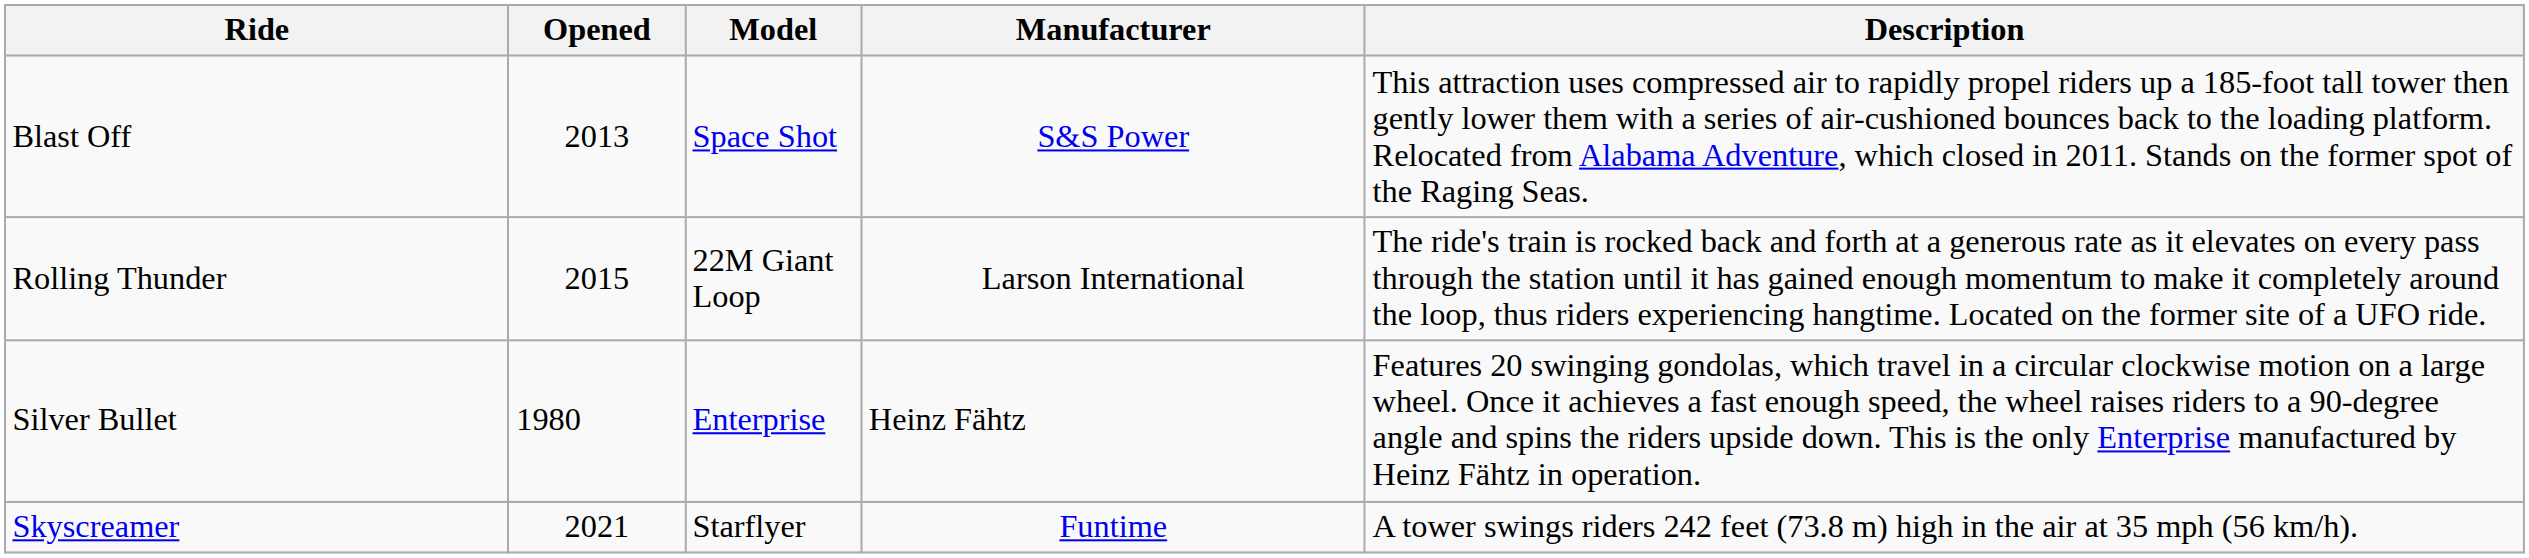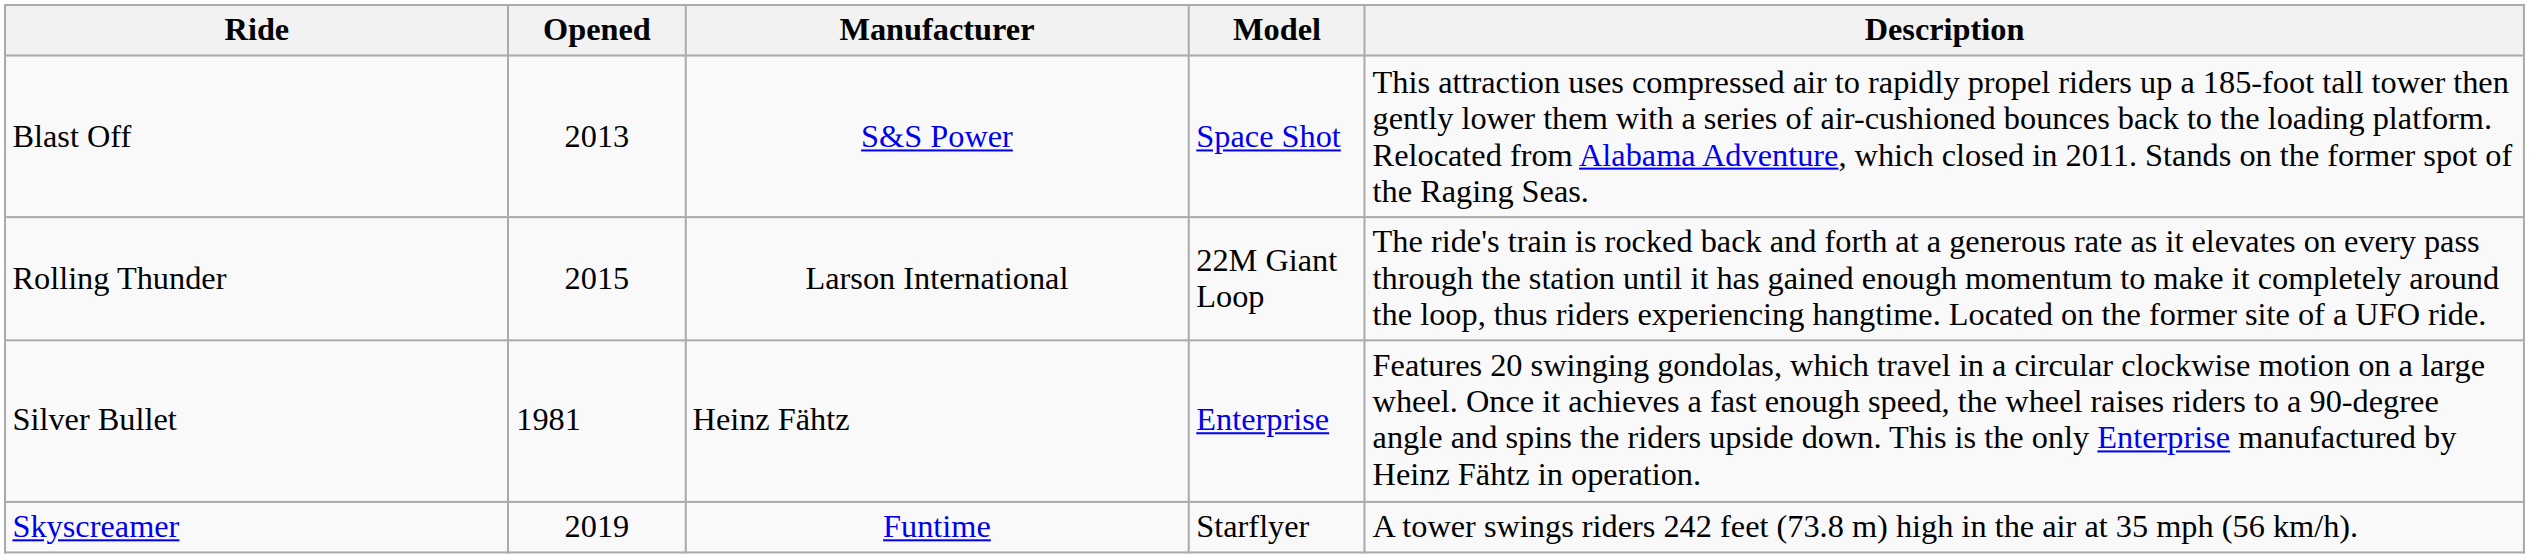columns swapped: (1113, 30) <-> (773, 30)
(549, 420) 1980 -> (549, 420) 1981
(597, 526) 2021 -> (597, 526) 2019
